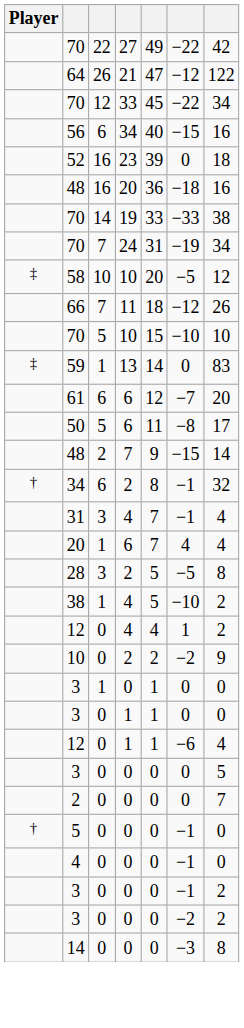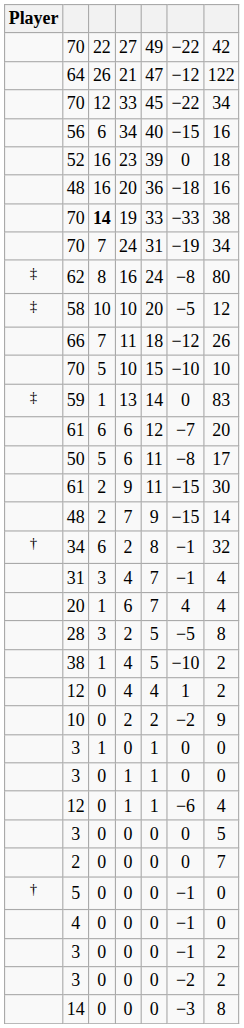(102, 217) normal -> (102, 217) bold
+ row: (76, 276)
+ row: (76, 487)
